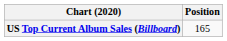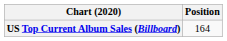(202, 28) 165 -> (202, 28) 164
